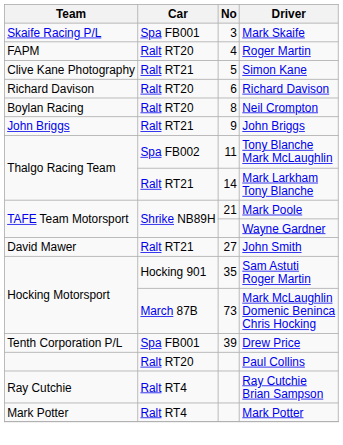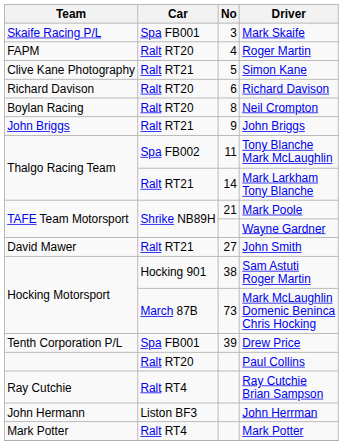(230, 272) 35 -> (230, 272) 38
+ row: (280, 413)
